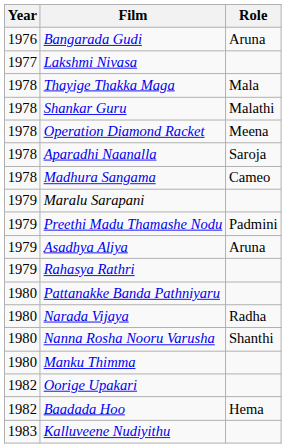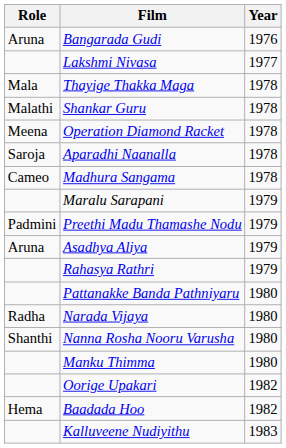columns swapped: (22, 16) <-> (253, 16)
